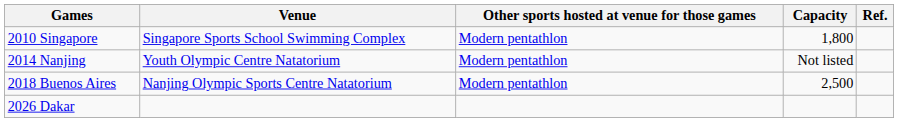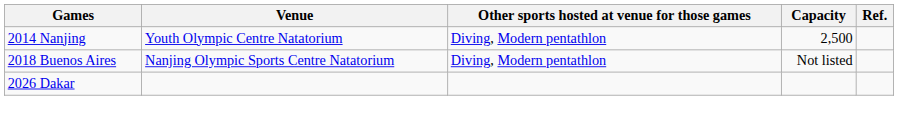- row: (53, 38)
(513, 60) Modern pentathlon -> (529, 38) Diving, Modern pentathlon
(825, 60) Not listed -> (837, 38) 2,500
(513, 83) Modern pentathlon -> (529, 60) Diving, Modern pentathlon
(837, 83) 2,500 -> (825, 60) Not listed
